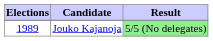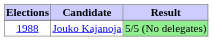(28, 28) 1989 -> (28, 28) 1988
